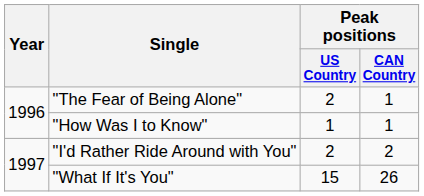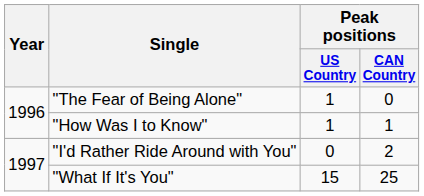(330, 99) 2 -> (330, 99) 1
(389, 99) 1 -> (389, 99) 0
(330, 151) 2 -> (330, 151) 0
(389, 178) 26 -> (389, 178) 25
